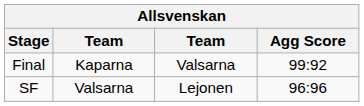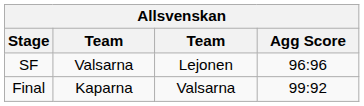rows swapped: (29, 88) <-> (29, 64)
